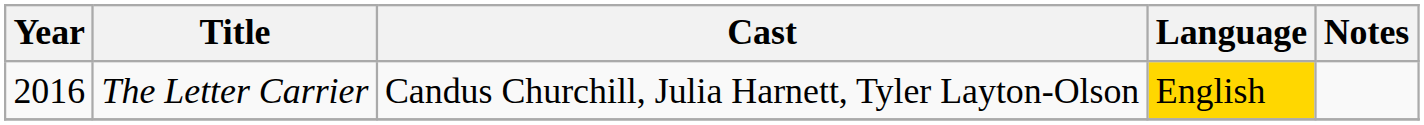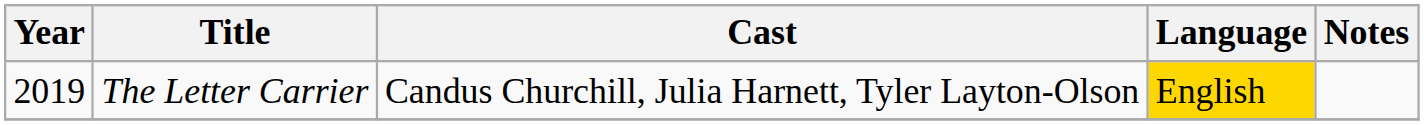(49, 89) 2016 -> (49, 89) 2019
